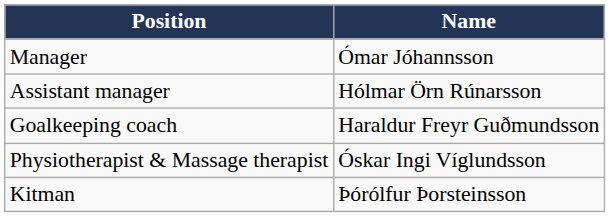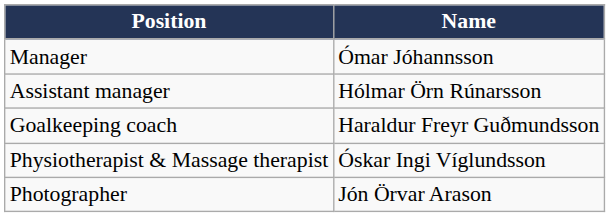+ row: (68, 194)
- row: (42, 194)
